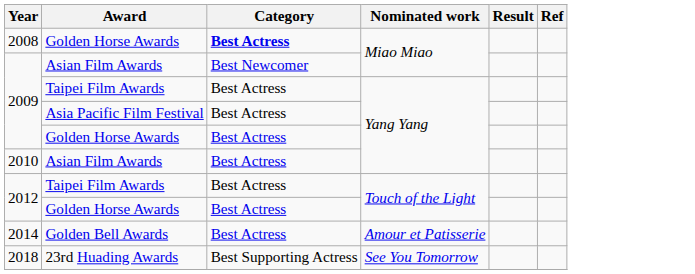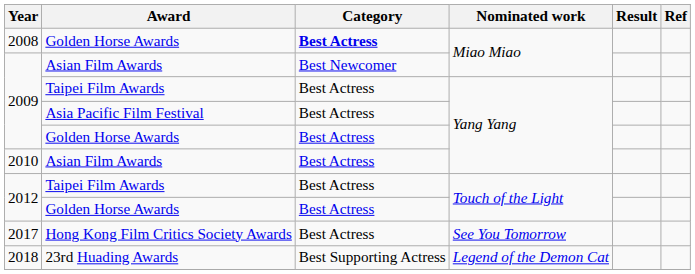- row: (23, 233)
+ row: (23, 233)
(421, 257) See You Tomorrow -> (531, 257) Legend of the Demon Cat
